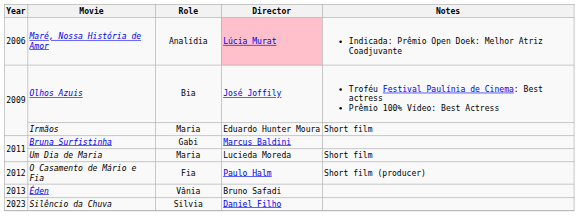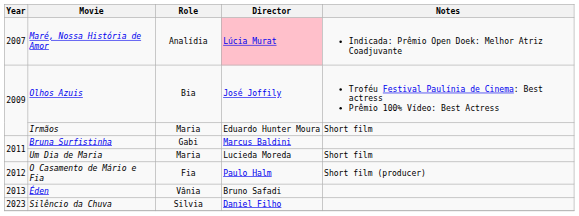(16, 41) 2006 -> (16, 41) 2007
